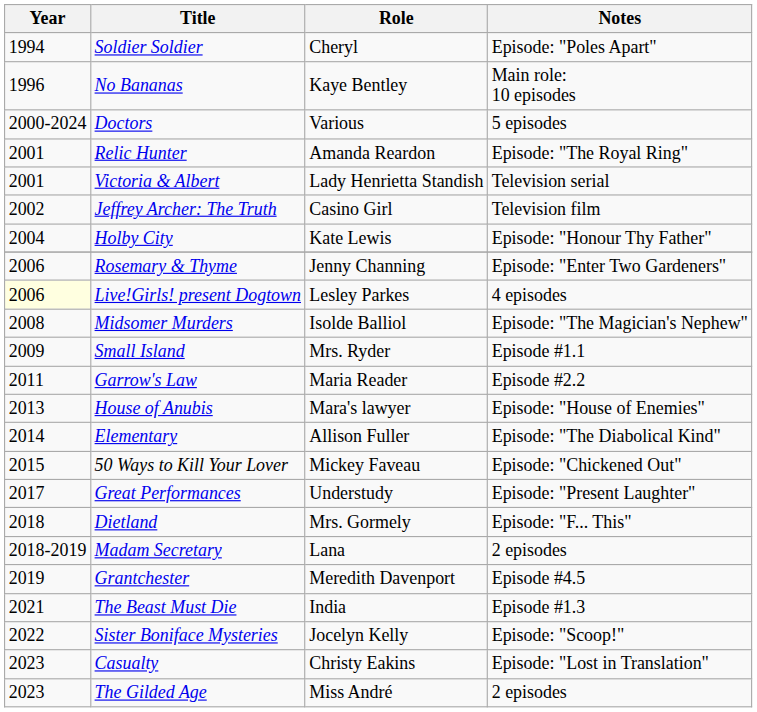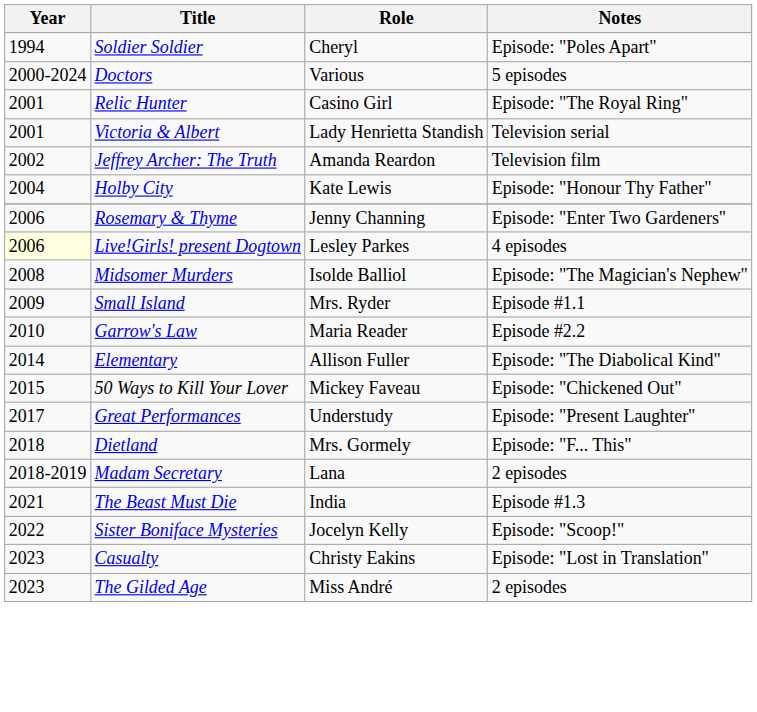- row: (139, 85)
(372, 152) Amanda Reardon -> (351, 103) Casino Girl
(351, 209) Casino Girl -> (372, 160) Amanda Reardon
(26, 379) 2011 -> (27, 331) 2010
- row: (154, 408)
- row: (142, 578)
